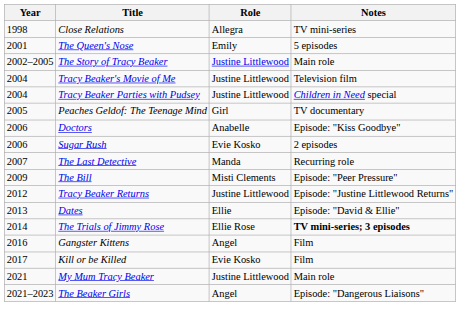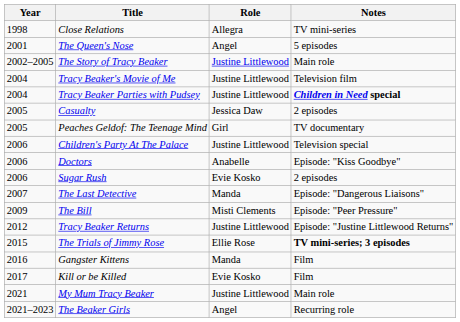(224, 45) Emily -> (224, 45) Angel
(345, 95) normal -> (347, 95) bold
+ row: (77, 111)
+ row: (123, 144)
(324, 161) Recurring role -> (359, 194) Episode: "Dangerous Liaisons"
- row: (70, 210)
(17, 227) 2014 -> (17, 243) 2015
(224, 243) Angel -> (226, 260) Manda
(359, 293) Episode: "Dangerous Liaisons" -> (324, 309) Recurring role
